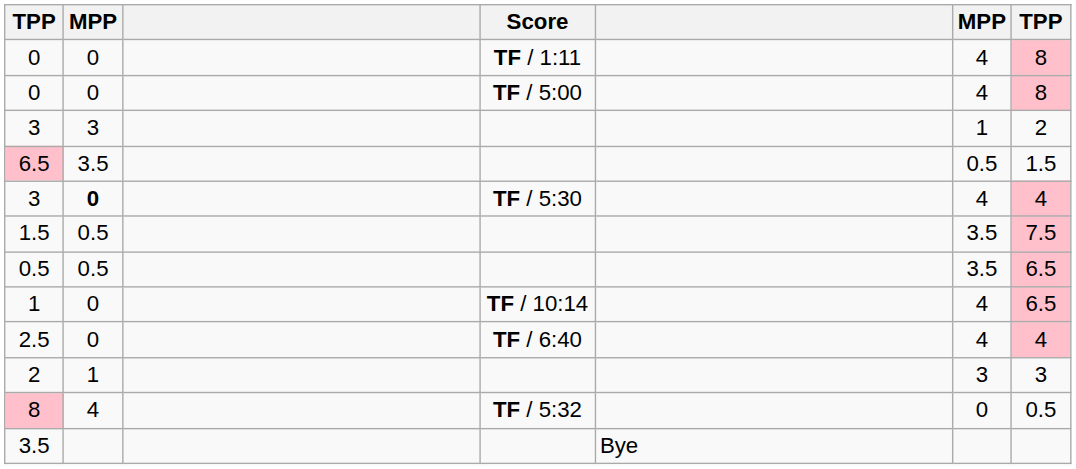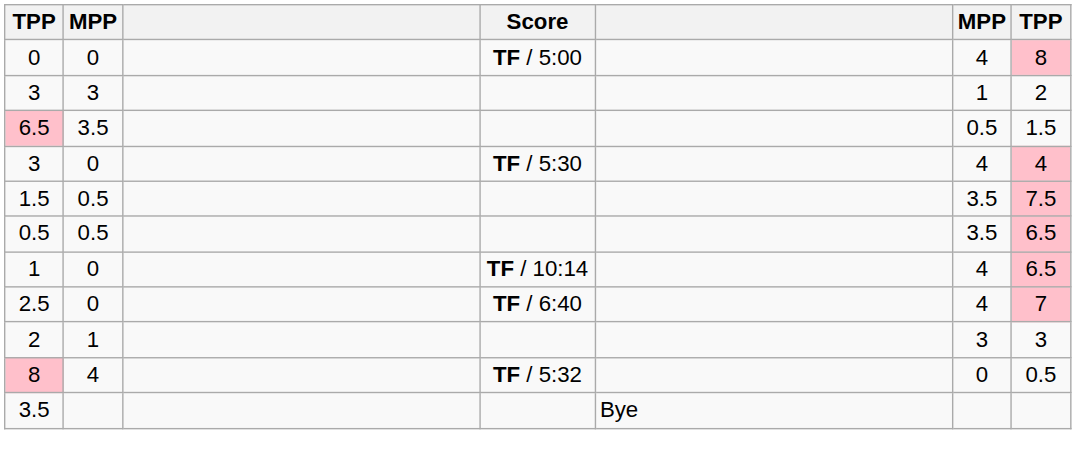- row: (34, 57)
(93, 198) bold -> (93, 163) normal
(1041, 339) 4 -> (1041, 304) 7
